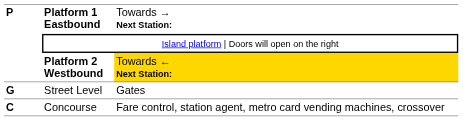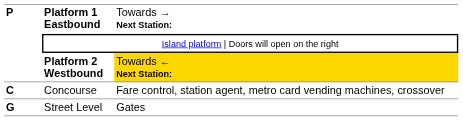rows swapped: (70, 107) <-> (73, 90)
